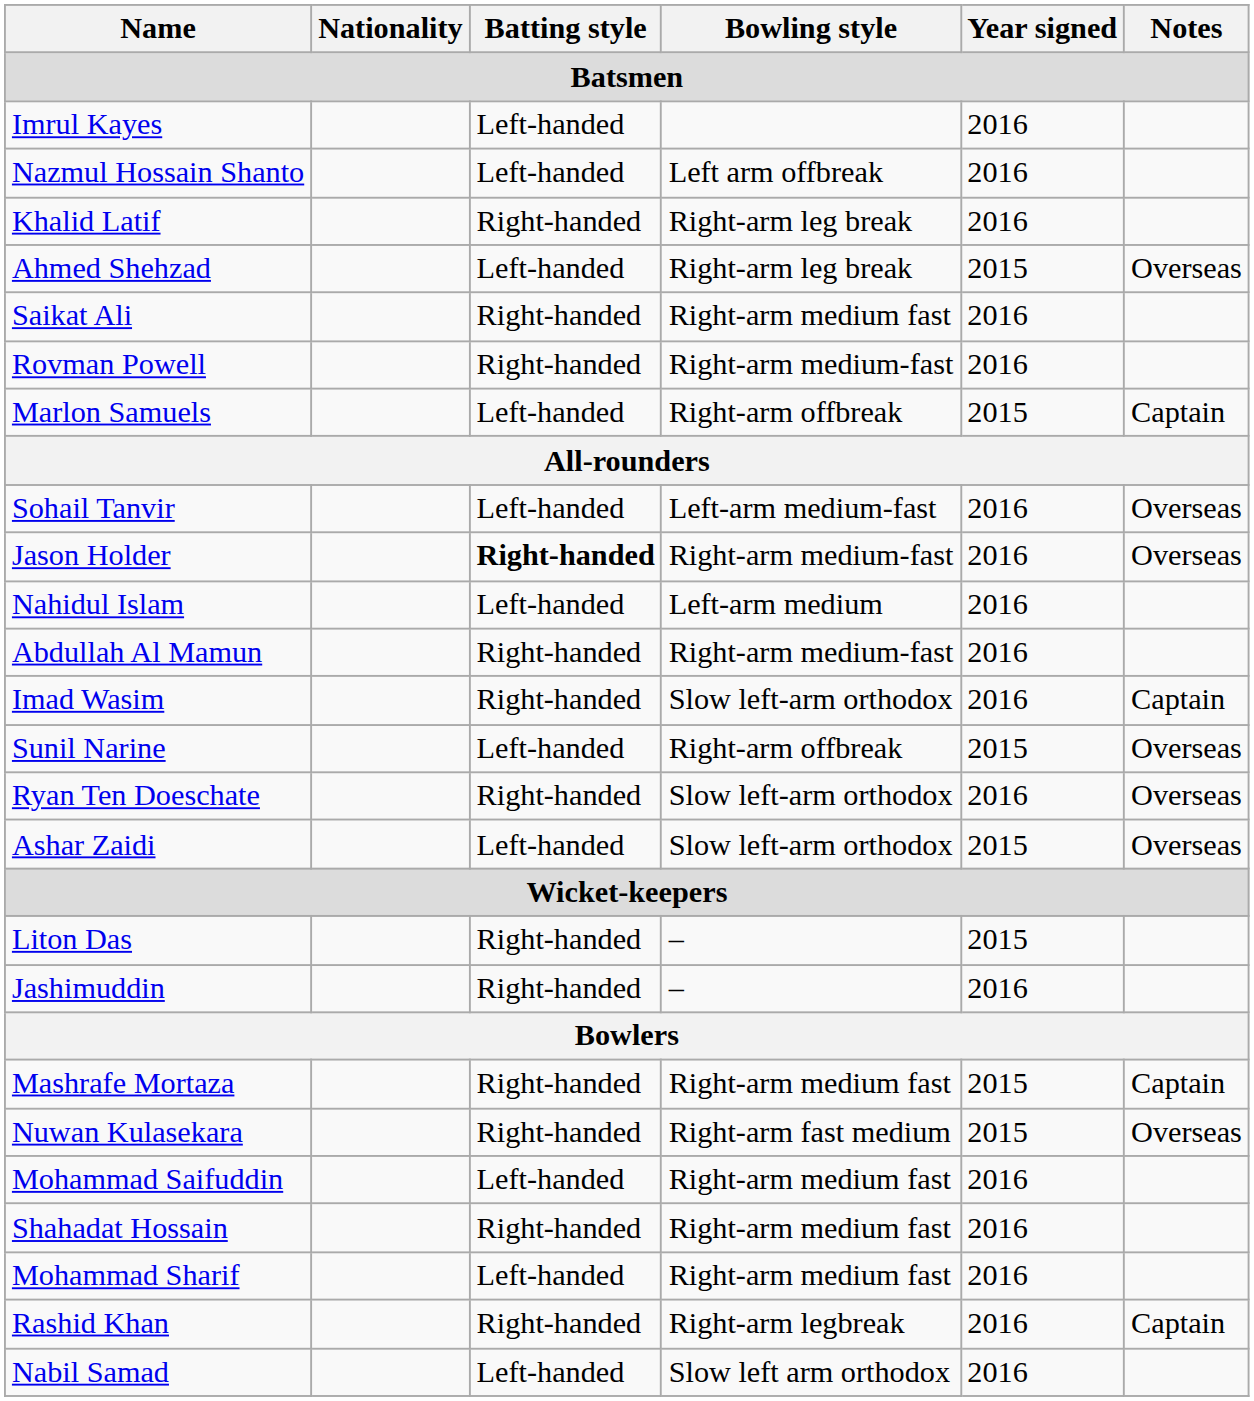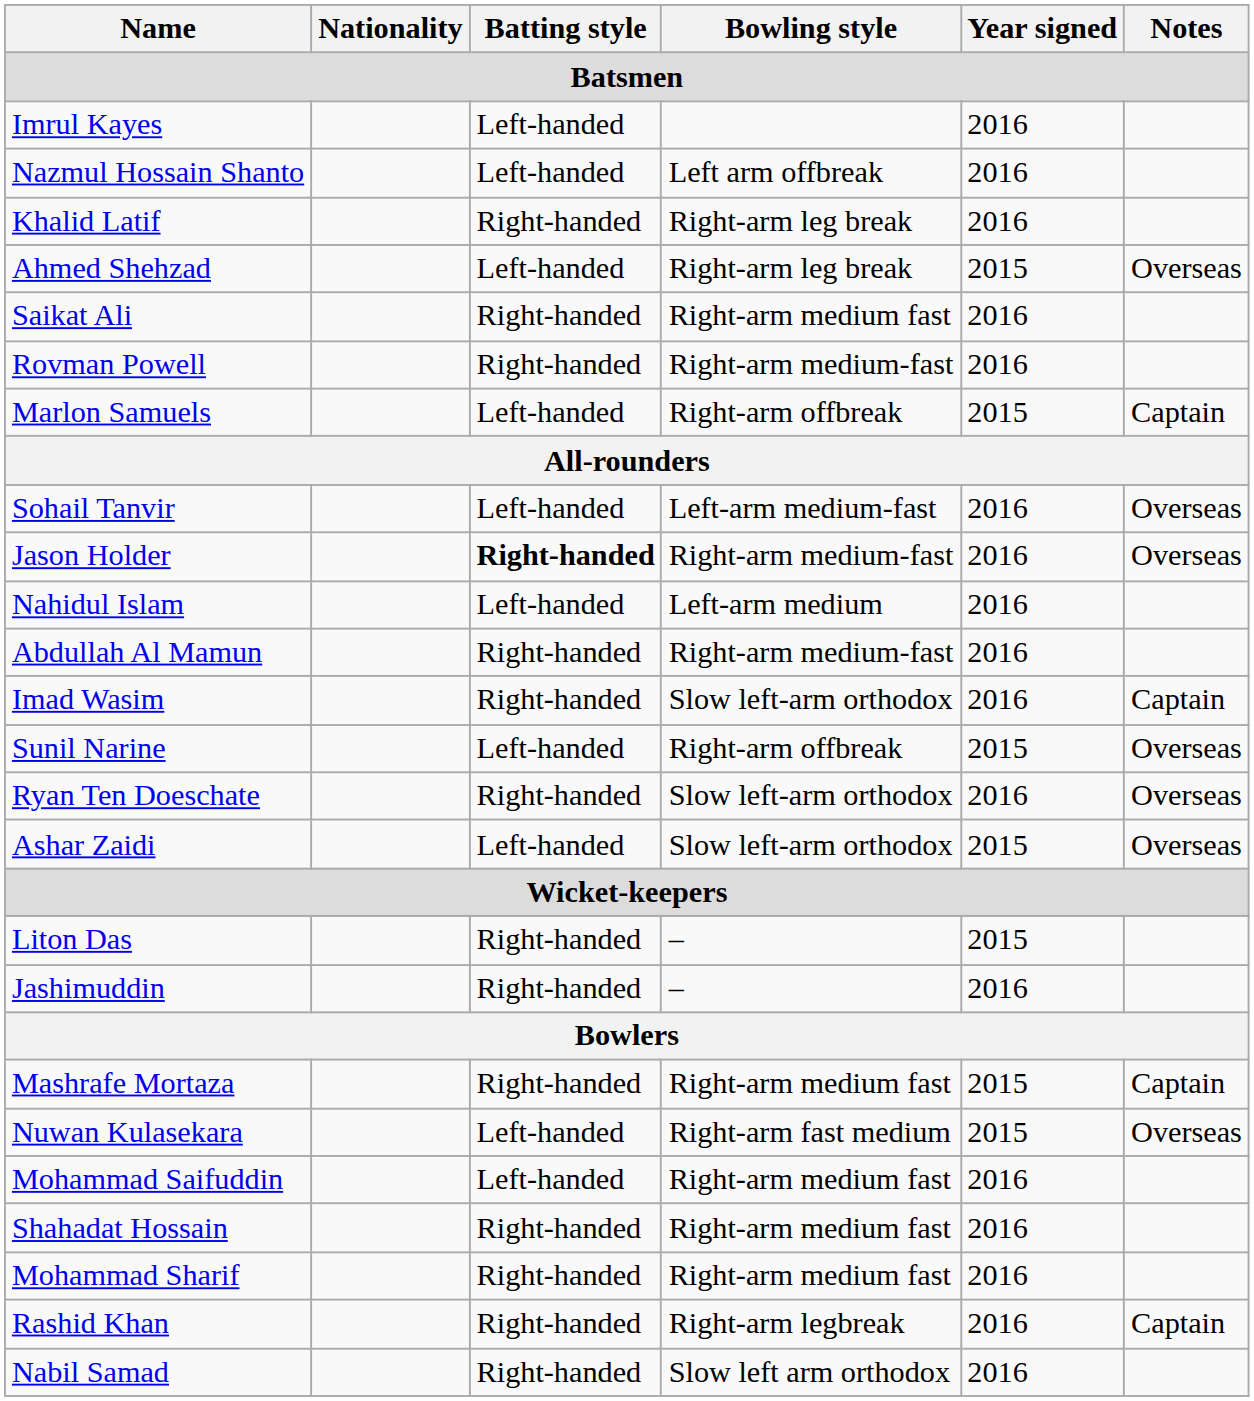(559, 1131) Right-handed -> (550, 1131) Left-handed
(550, 1275) Left-handed -> (559, 1275) Right-handed
(550, 1371) Left-handed -> (559, 1371) Right-handed
